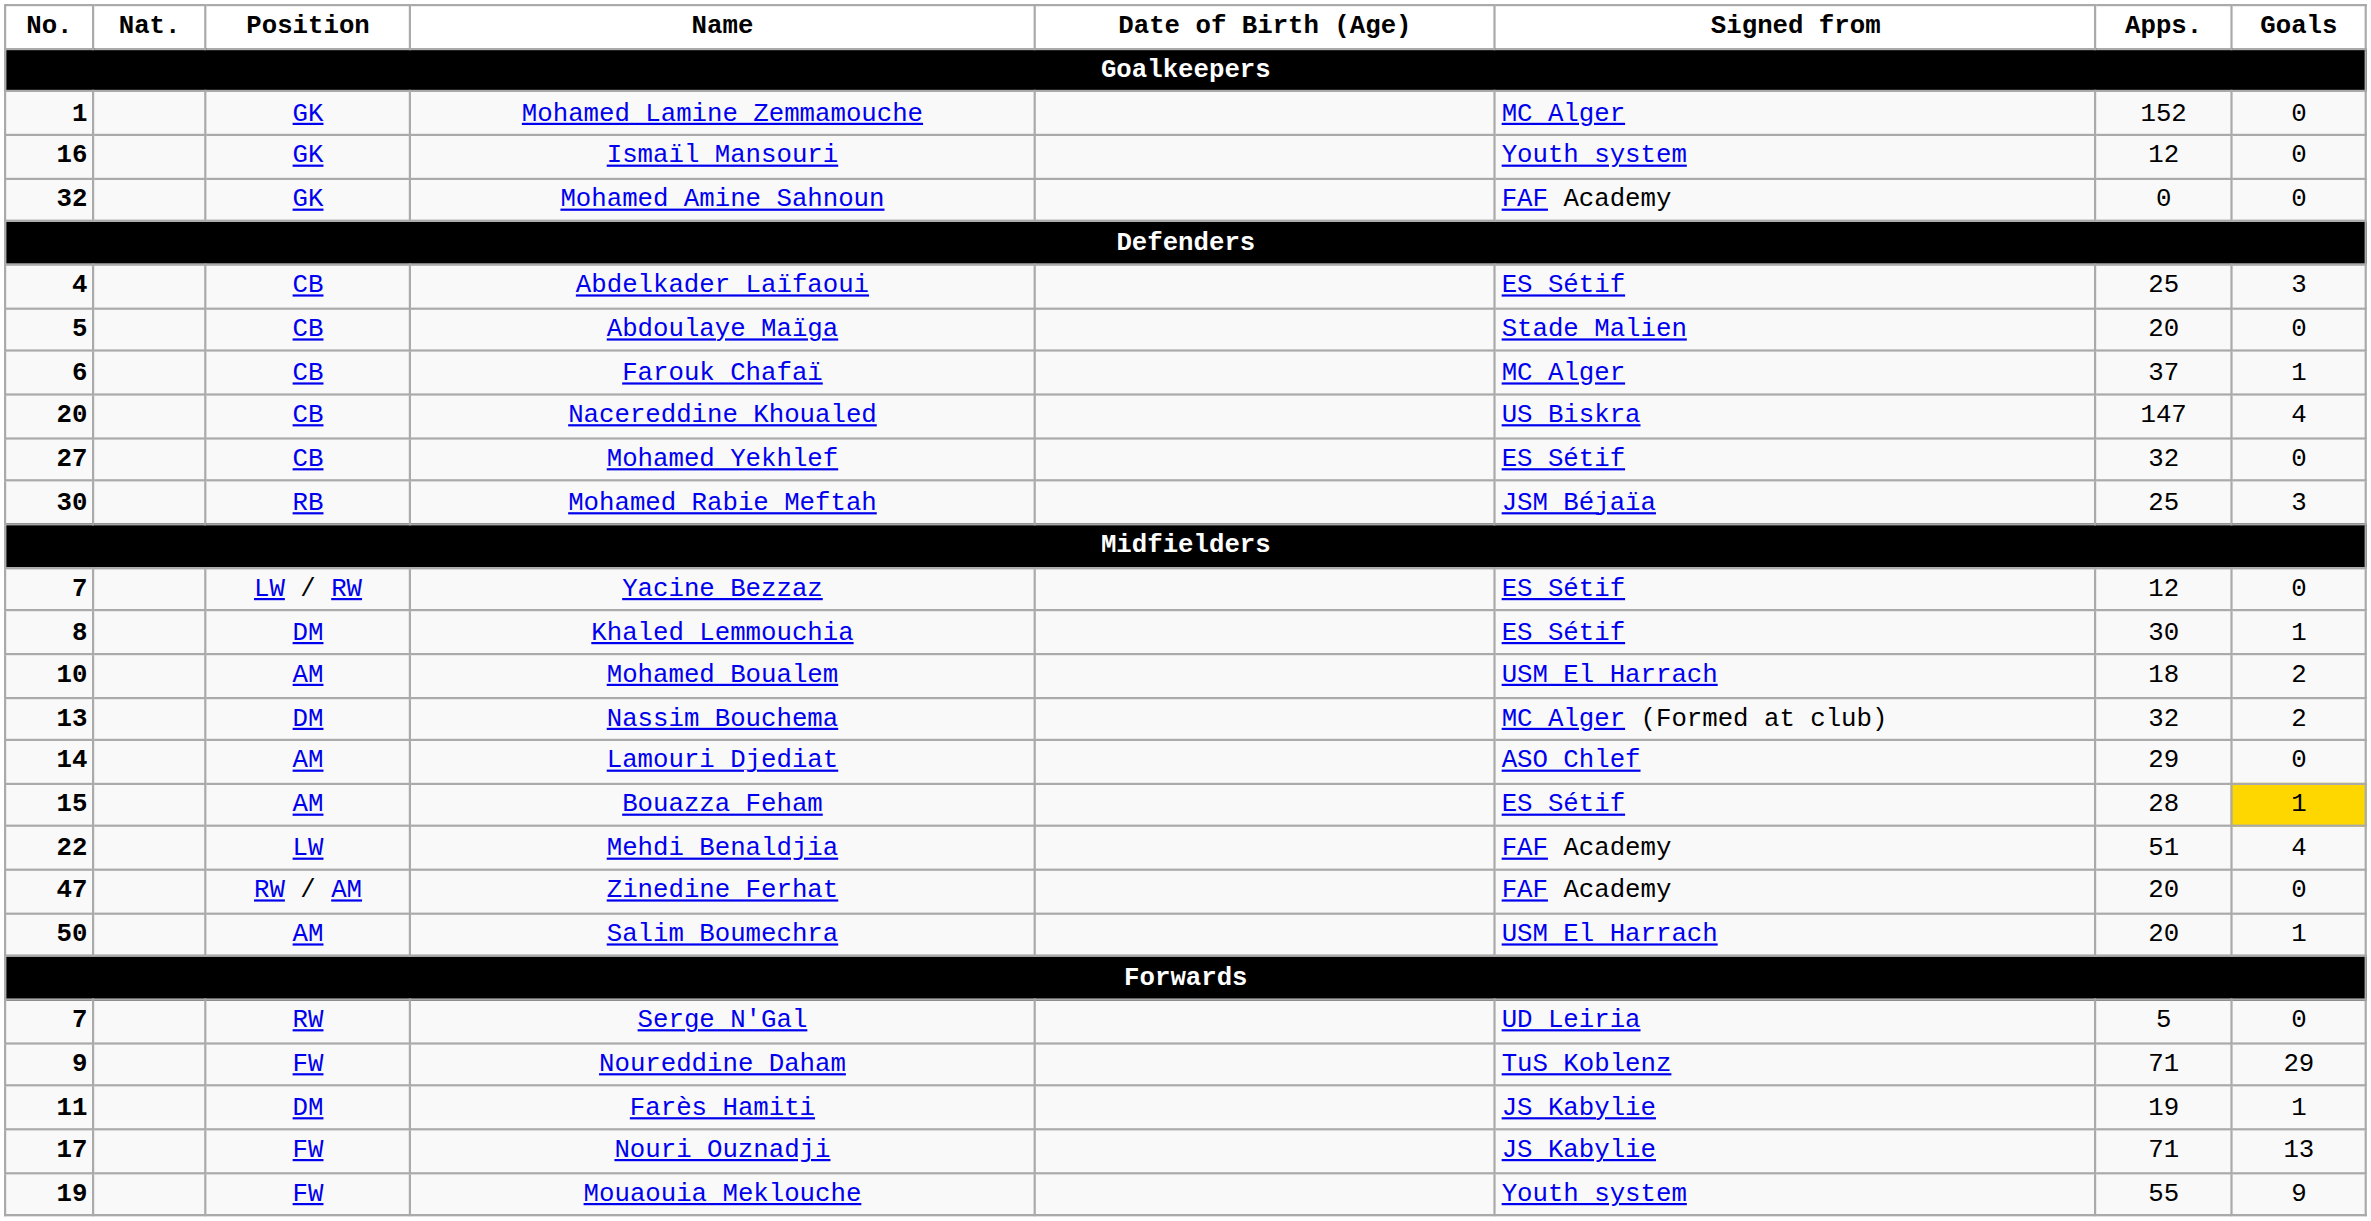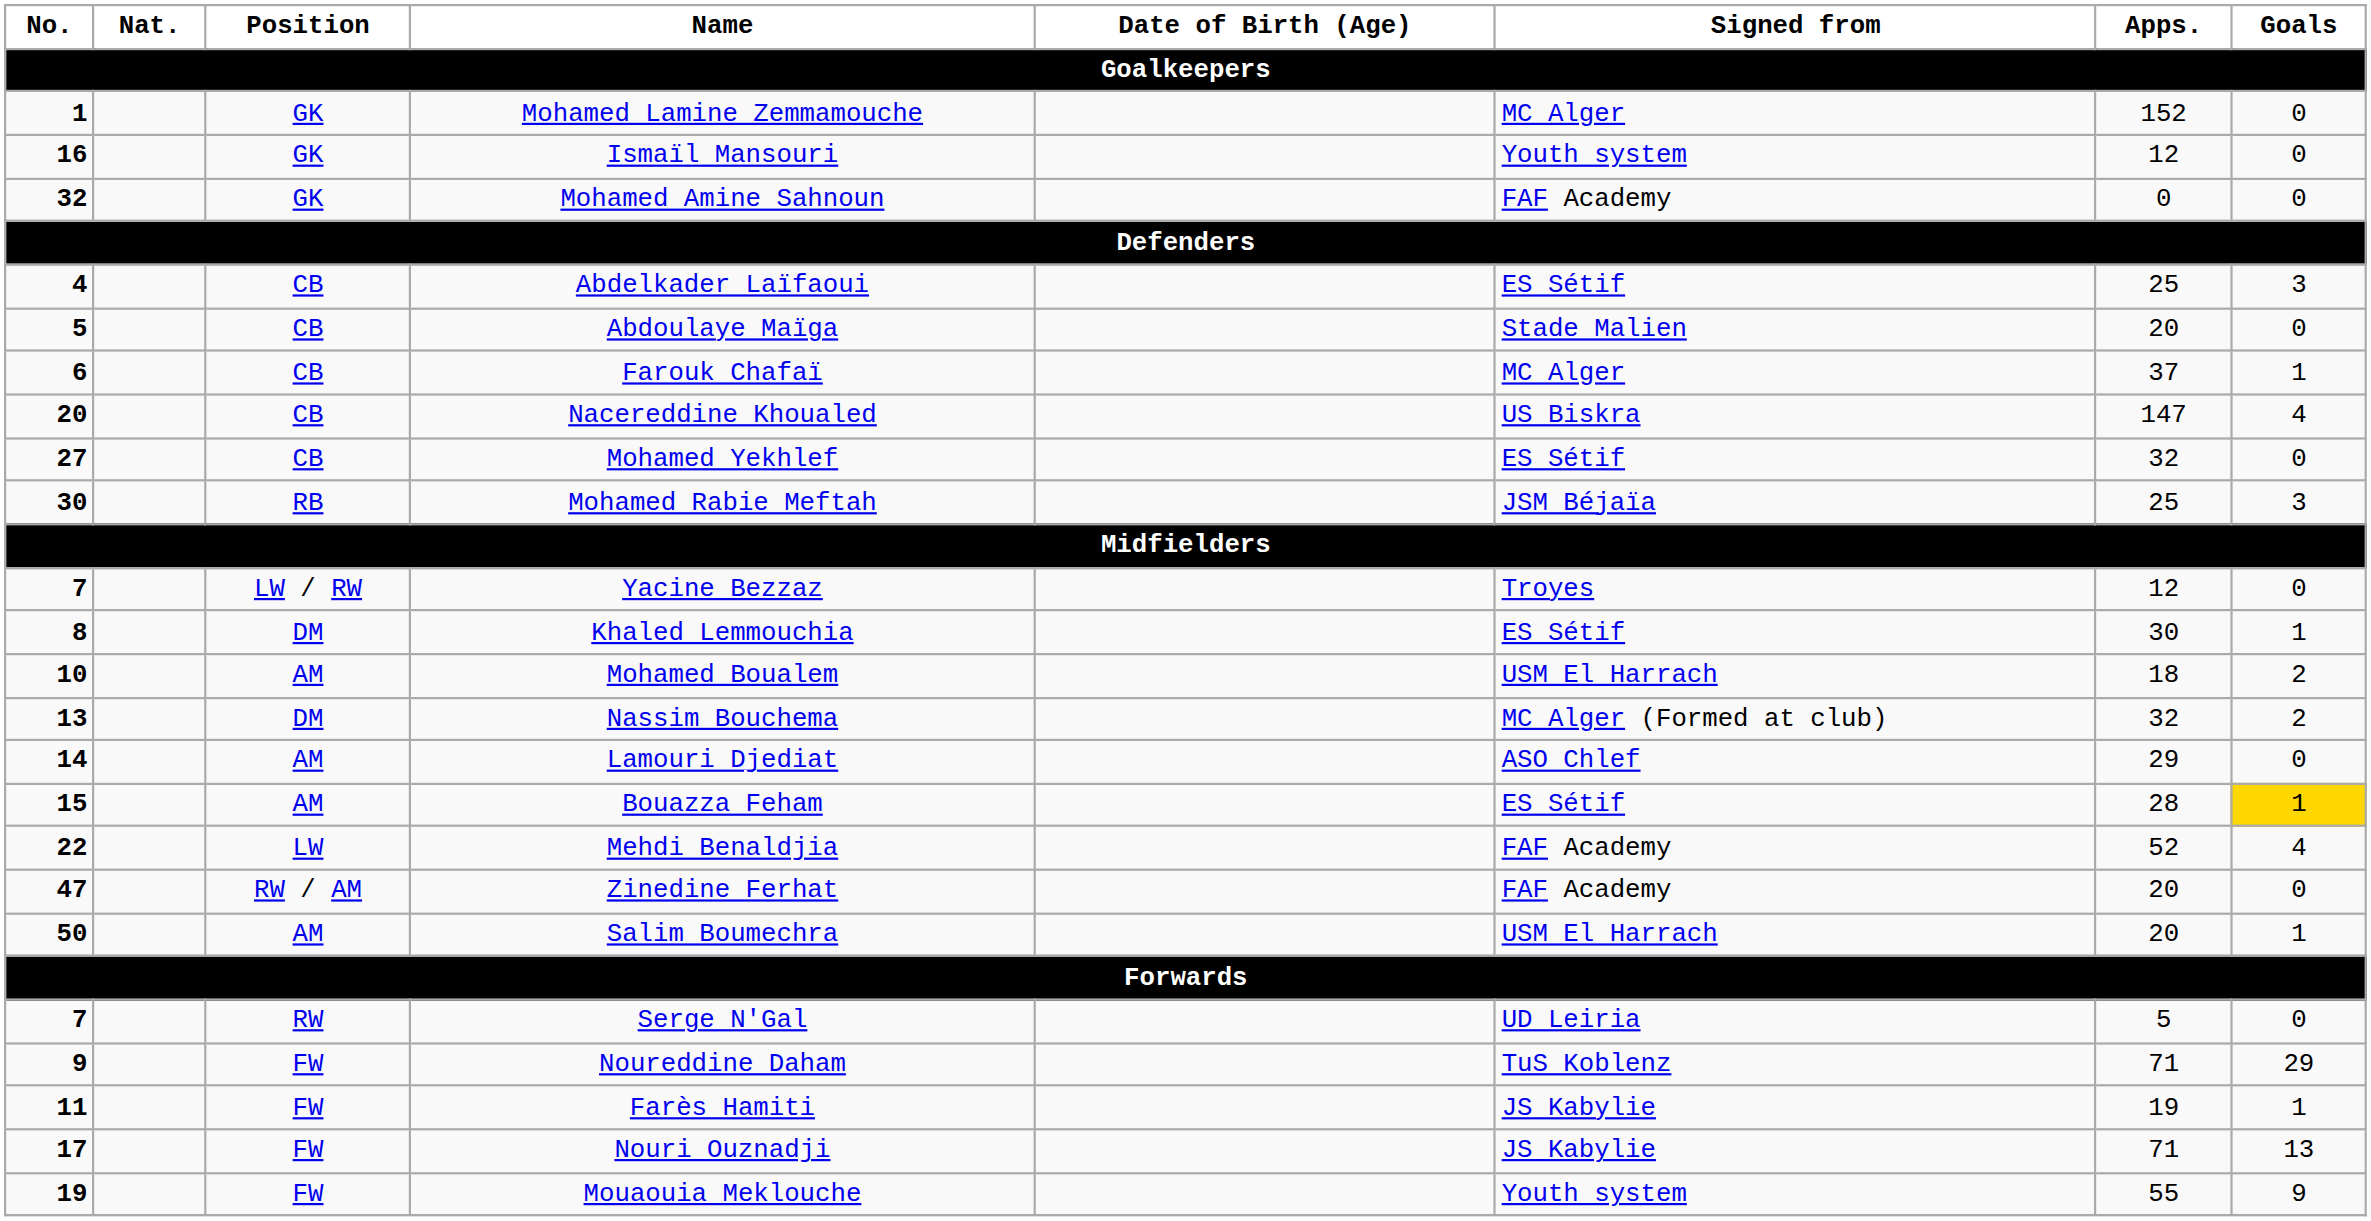(1563, 589) ES Sétif -> (1548, 589) Troyes
(2164, 848) 51 -> (2164, 848) 52
(308, 1108) DM -> (308, 1108) FW
